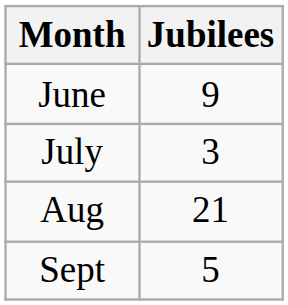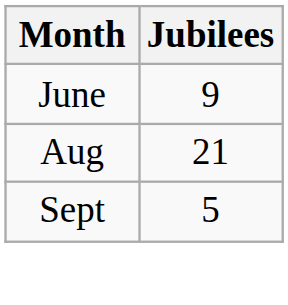- row: (72, 152)
